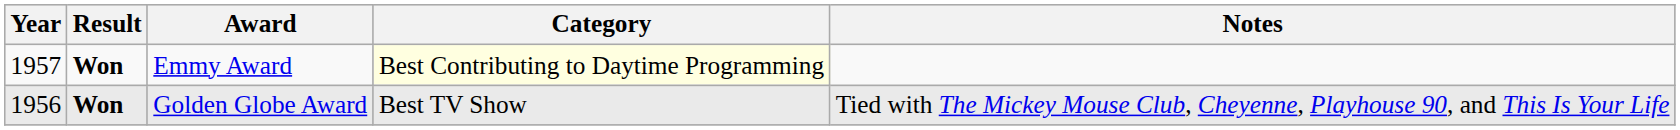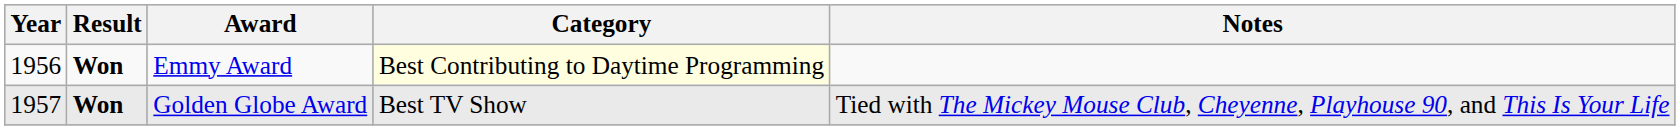(36, 64) 1957 -> (36, 64) 1956
(36, 104) 1956 -> (36, 104) 1957
